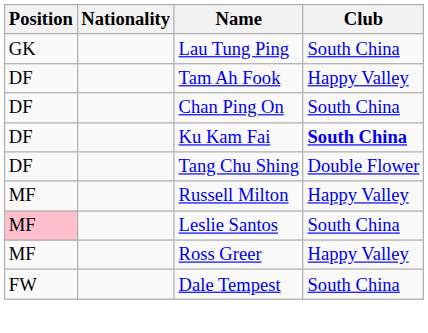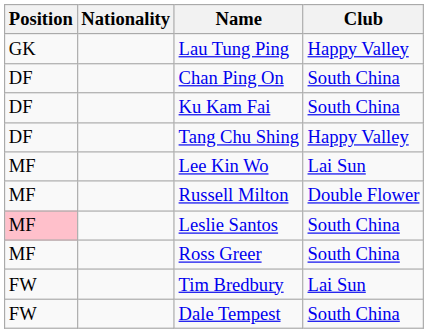(354, 48) South China -> (358, 48) Happy Valley
- row: (230, 78)
(357, 136) bold -> (354, 107) normal
(363, 166) Double Flower -> (358, 136) Happy Valley
+ row: (224, 166)
(358, 195) Happy Valley -> (363, 195) Double Flower
(358, 254) Happy Valley -> (354, 254) South China
+ row: (231, 284)
